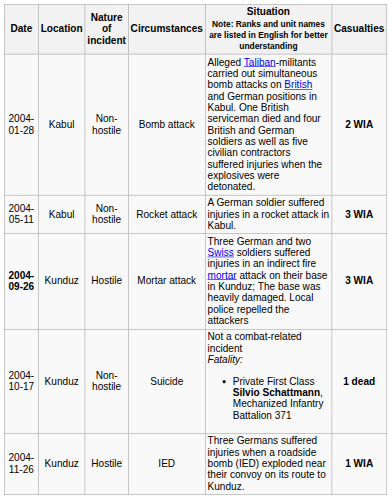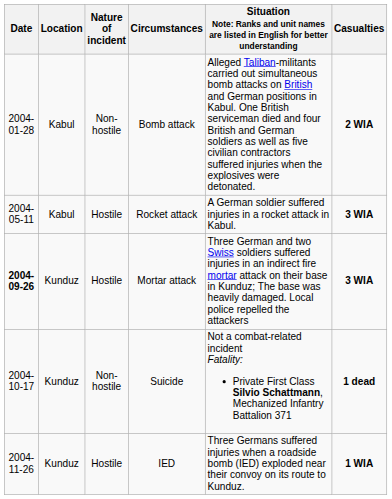(107, 214) Non-hostile -> (107, 214) Hostile
